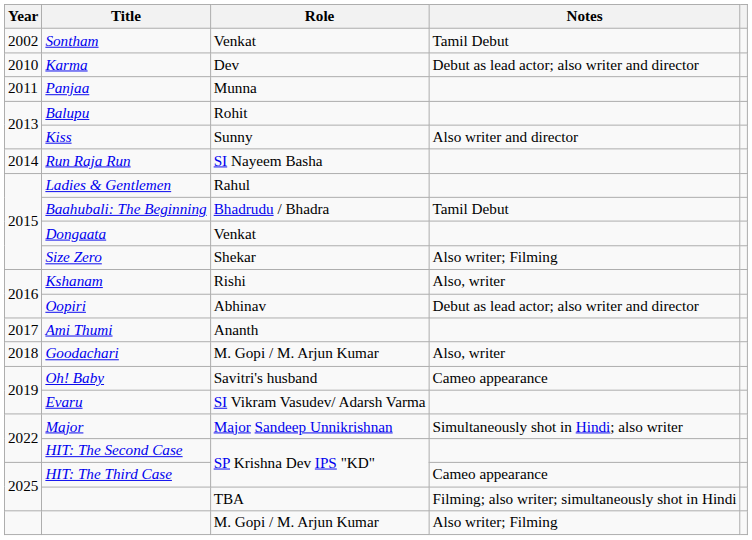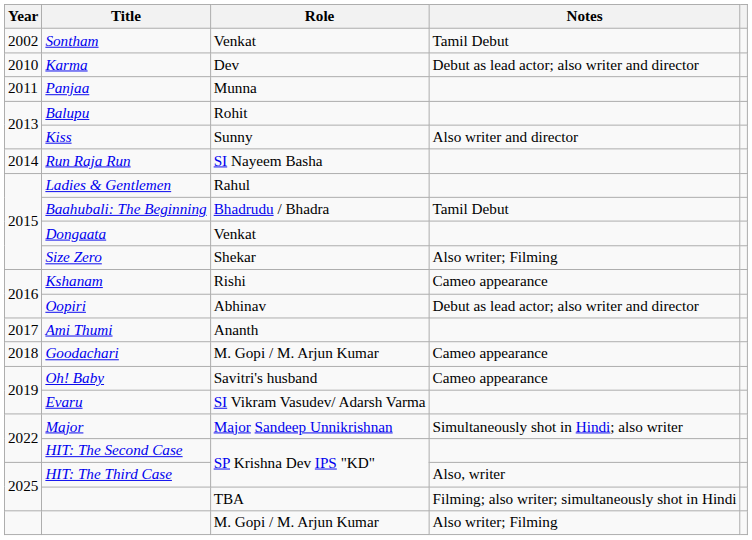(469, 281) Also, writer -> (490, 281) Cameo appearance
(469, 354) Also, writer -> (490, 354) Cameo appearance
(490, 474) Cameo appearance -> (469, 474) Also, writer
